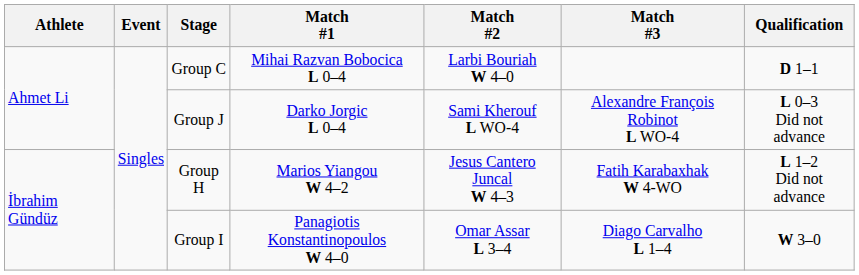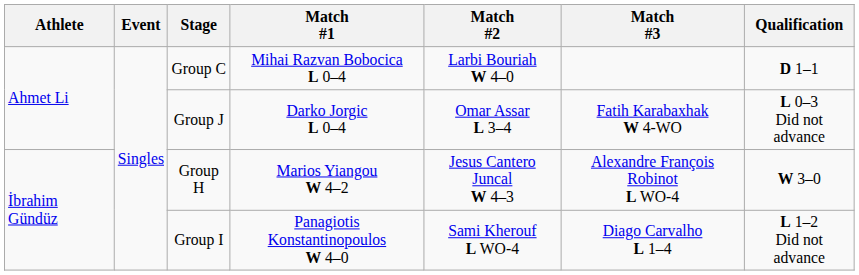(492, 119) Sami Kherouf L WO-4 -> (492, 119) Omar Assar L 3–4
(653, 119) Alexandre François Robinot L WO-4 -> (653, 119) Fatih Karabaxhak W 4-WO
(653, 179) Fatih Karabaxhak W 4-WO -> (653, 179) Alexandre François Robinot L WO-4
(799, 179) L 1–2 Did not advance -> (799, 179) W 3–0
(492, 239) Omar Assar L 3–4 -> (492, 239) Sami Kherouf L WO-4
(799, 239) W 3–0 -> (799, 239) L 1–2 Did not advance
